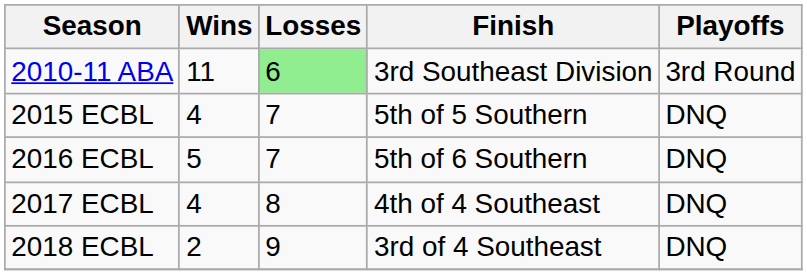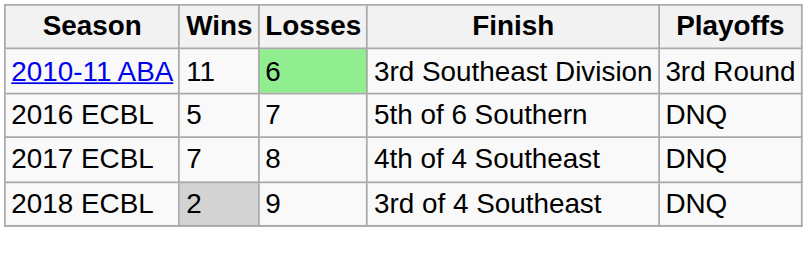- row: (82, 114)
(194, 203) 4 -> (194, 159) 7
(194, 247) no background -> (194, 203) lightgrey background
